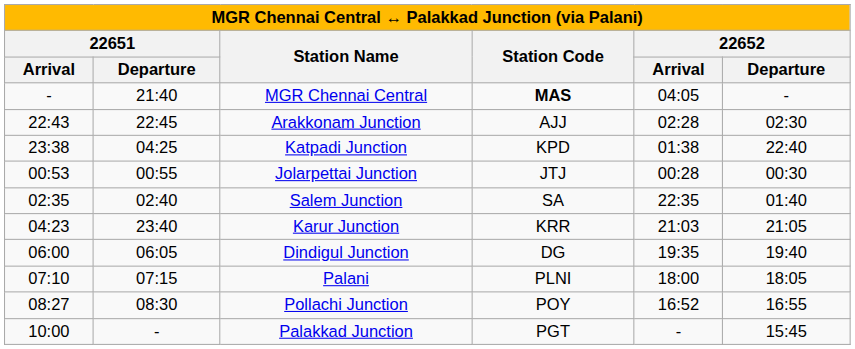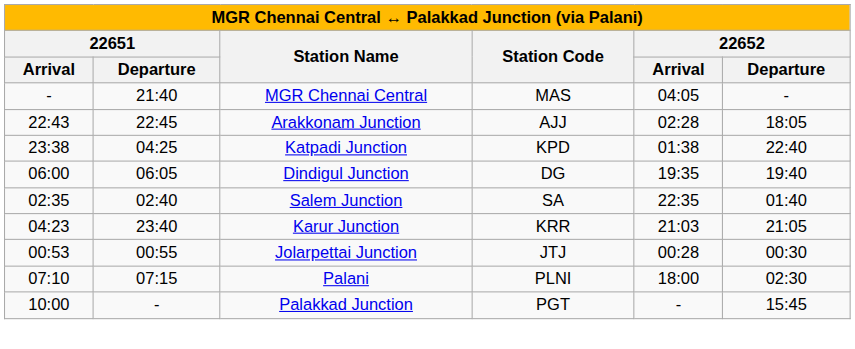(553, 95) bold -> (553, 95) normal
(786, 122) 02:30 -> (786, 122) 18:05
rows swapped: (346, 174) <-> (346, 252)
(786, 278) 18:05 -> (786, 278) 02:30
- row: (346, 305)
